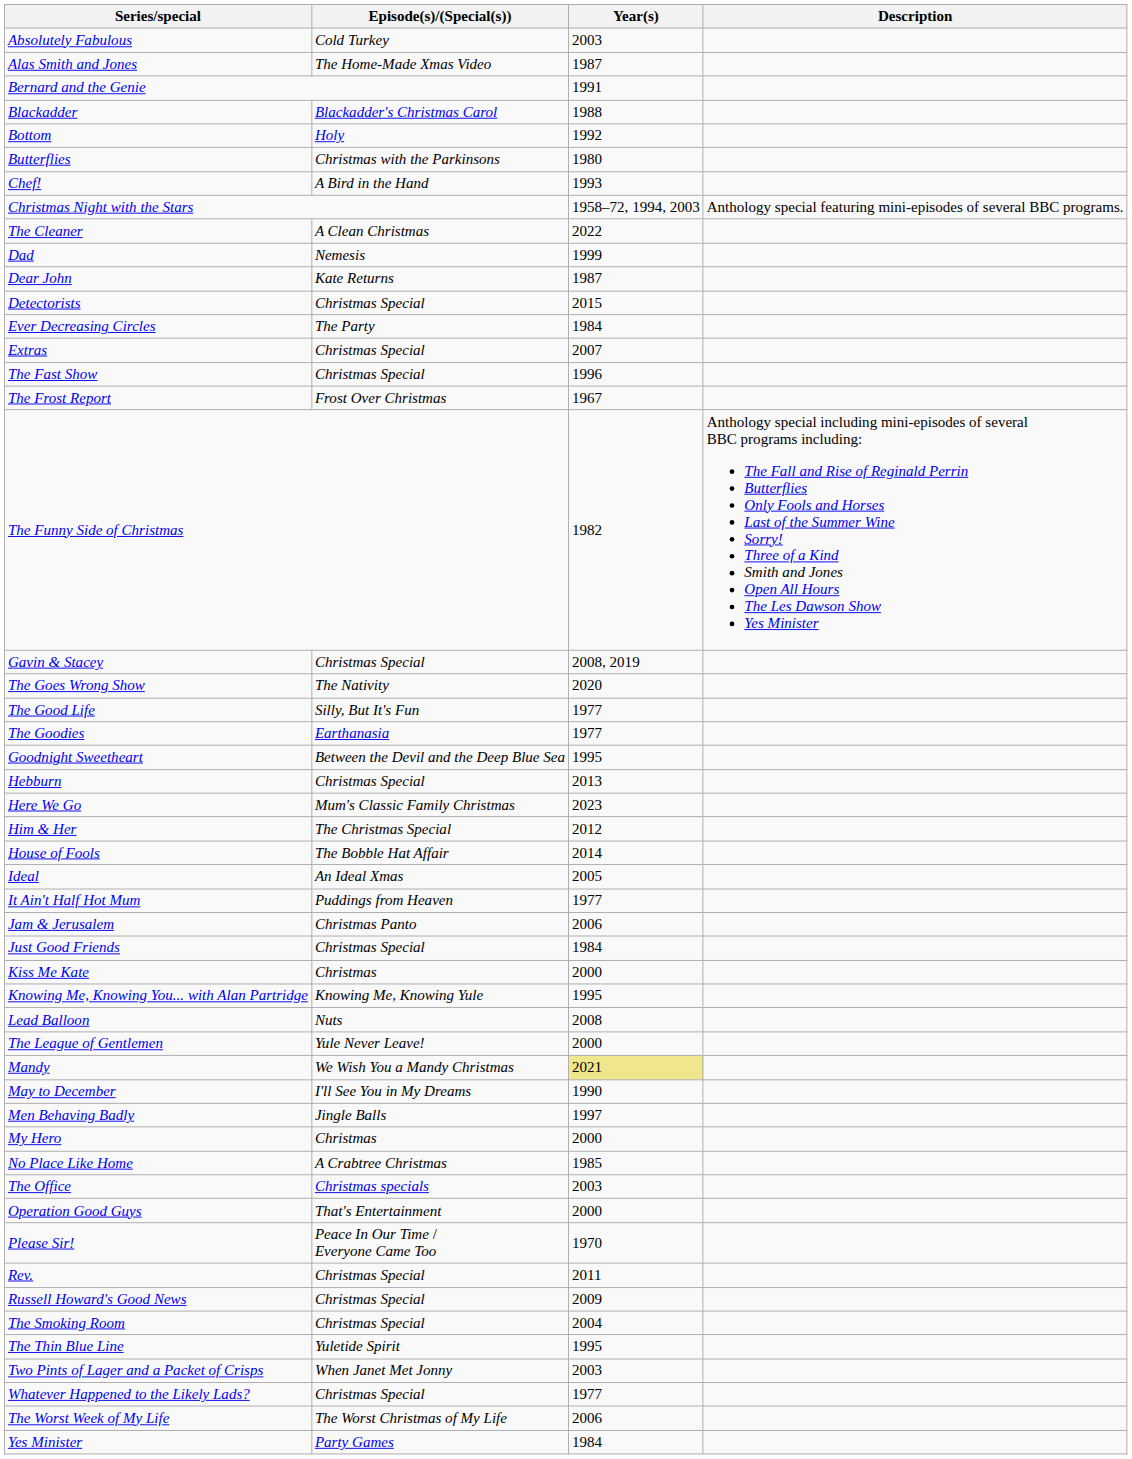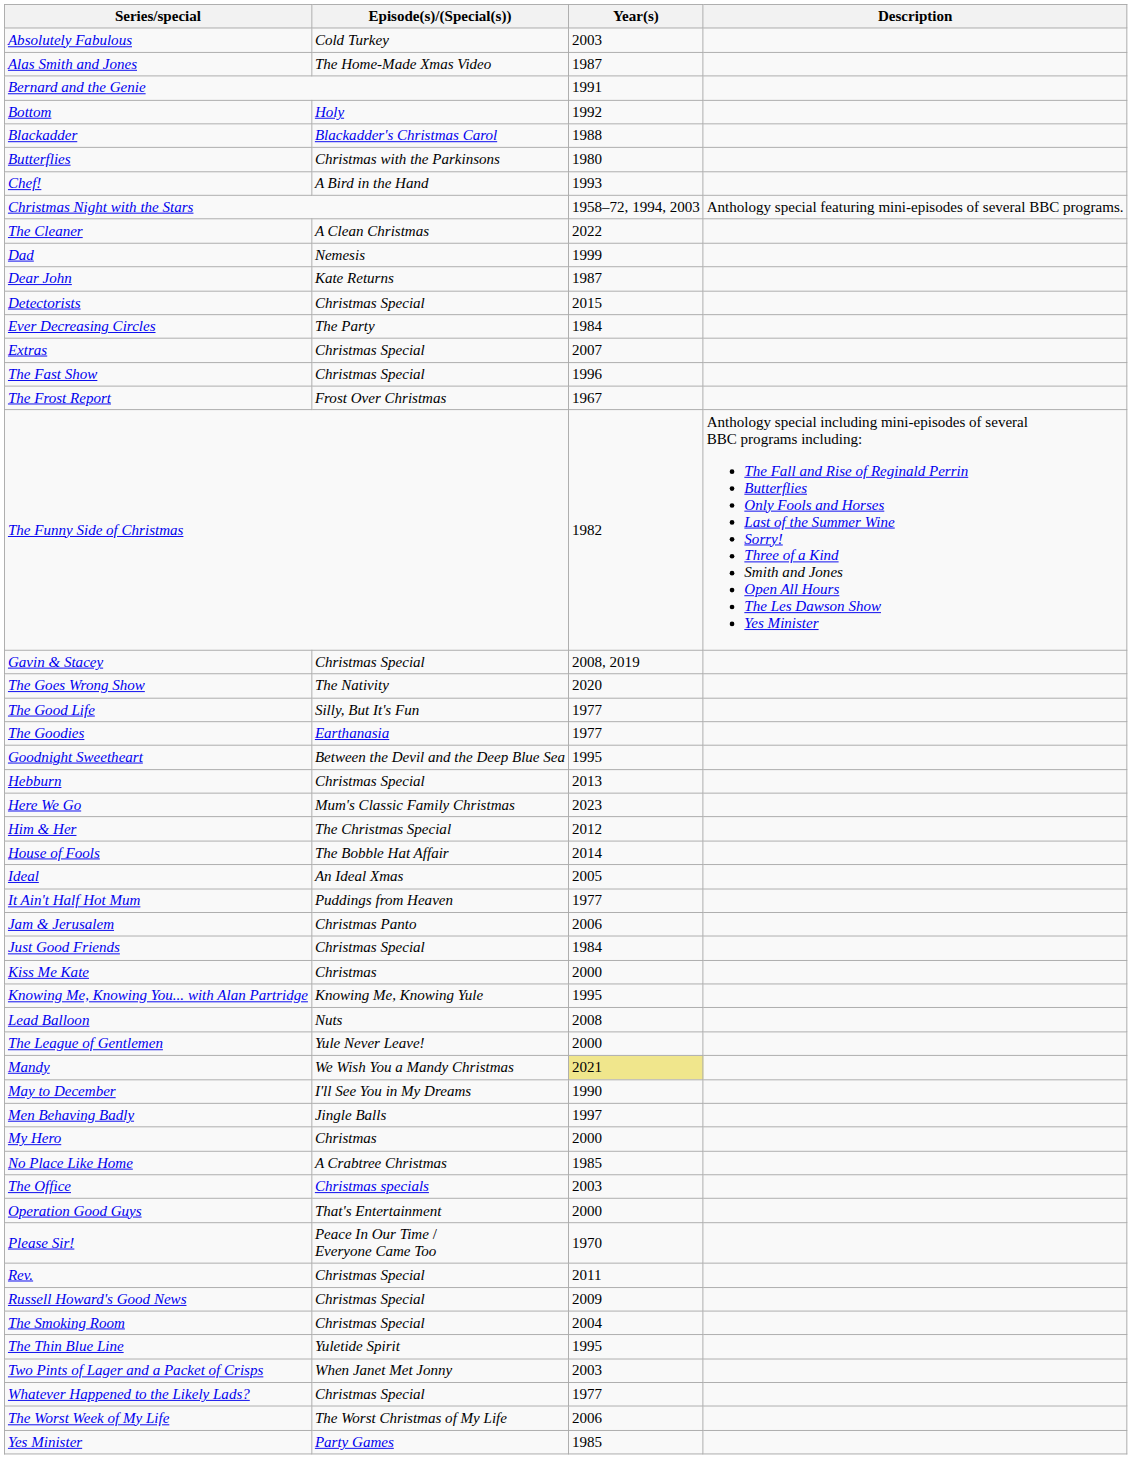rows swapped: (43, 111) <-> (30, 135)
(587, 1442) 1984 -> (587, 1442) 1985
